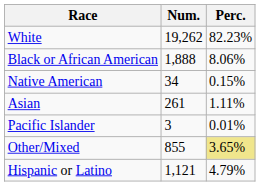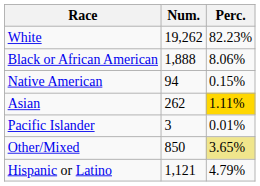(171, 81) 34 -> (171, 81) 94
(175, 103) 261 -> (175, 103) 262
(227, 103) no background -> (227, 103) gold background
(175, 147) 855 -> (175, 147) 850
